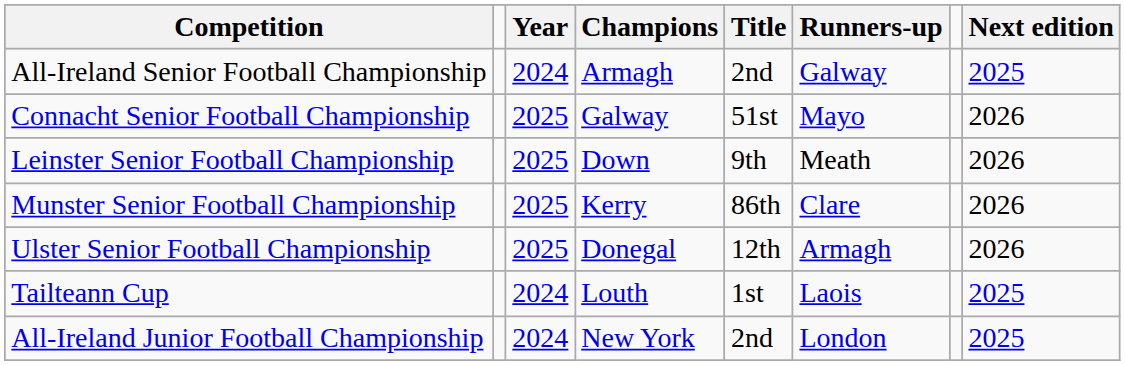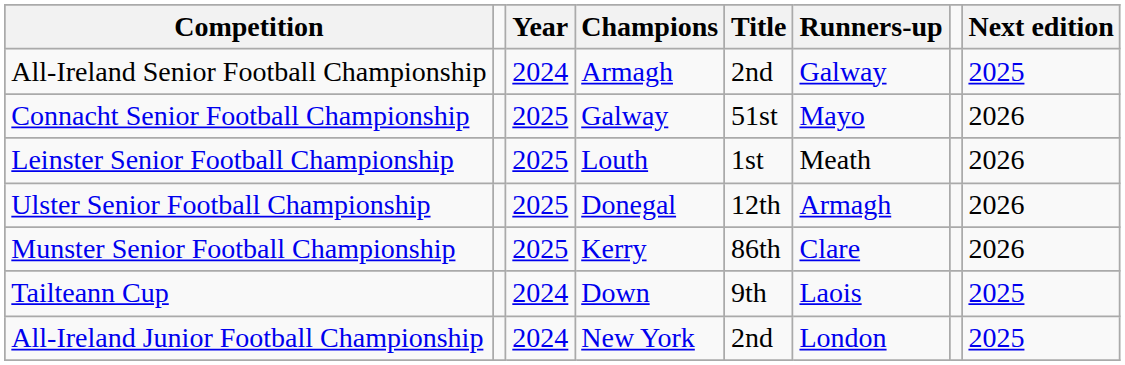(615, 159) Down -> (615, 159) Louth
(749, 159) 9th -> (747, 159) 1st
rows swapped: (233, 204) <-> (221, 248)
(615, 293) Louth -> (615, 293) Down
(747, 293) 1st -> (749, 293) 9th
